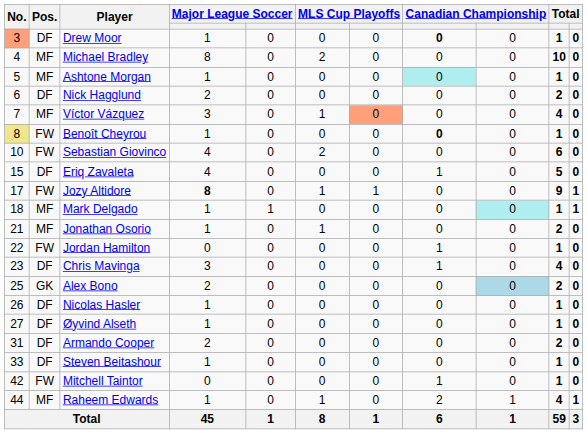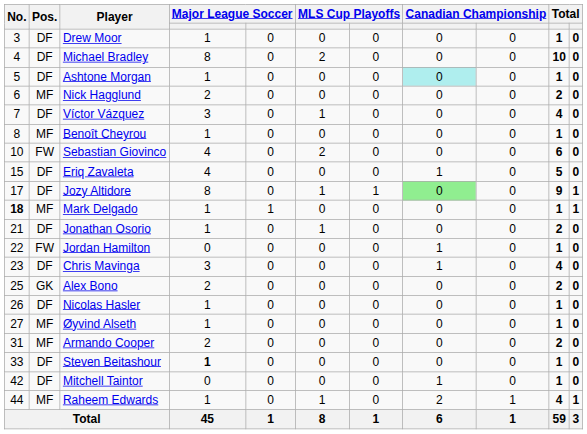(17, 38) lightsalmon background -> (17, 38) no background
(439, 38) bold -> (439, 38) normal
(45, 57) MF -> (45, 57) DF
(45, 76) MF -> (45, 76) DF
(45, 95) DF -> (45, 95) MF
(45, 114) MF -> (45, 114) DF
(376, 114) lightsalmon background -> (376, 114) no background
(17, 133) khaki background -> (17, 133) no background
(45, 133) FW -> (45, 133) MF
(439, 133) bold -> (439, 133) normal
(45, 190) FW -> (45, 190) DF
(207, 190) bold -> (207, 190) normal
(439, 190) no background -> (439, 190) lightgreen background
(17, 209) normal -> (17, 209) bold
(512, 209) paleturquoise background -> (512, 209) no background
(45, 228) MF -> (45, 228) DF
(512, 285) lightblue background -> (512, 285) no background
(45, 324) DF -> (45, 324) MF
(45, 343) DF -> (45, 343) MF
(207, 362) normal -> (207, 362) bold
(45, 381) FW -> (45, 381) DF
